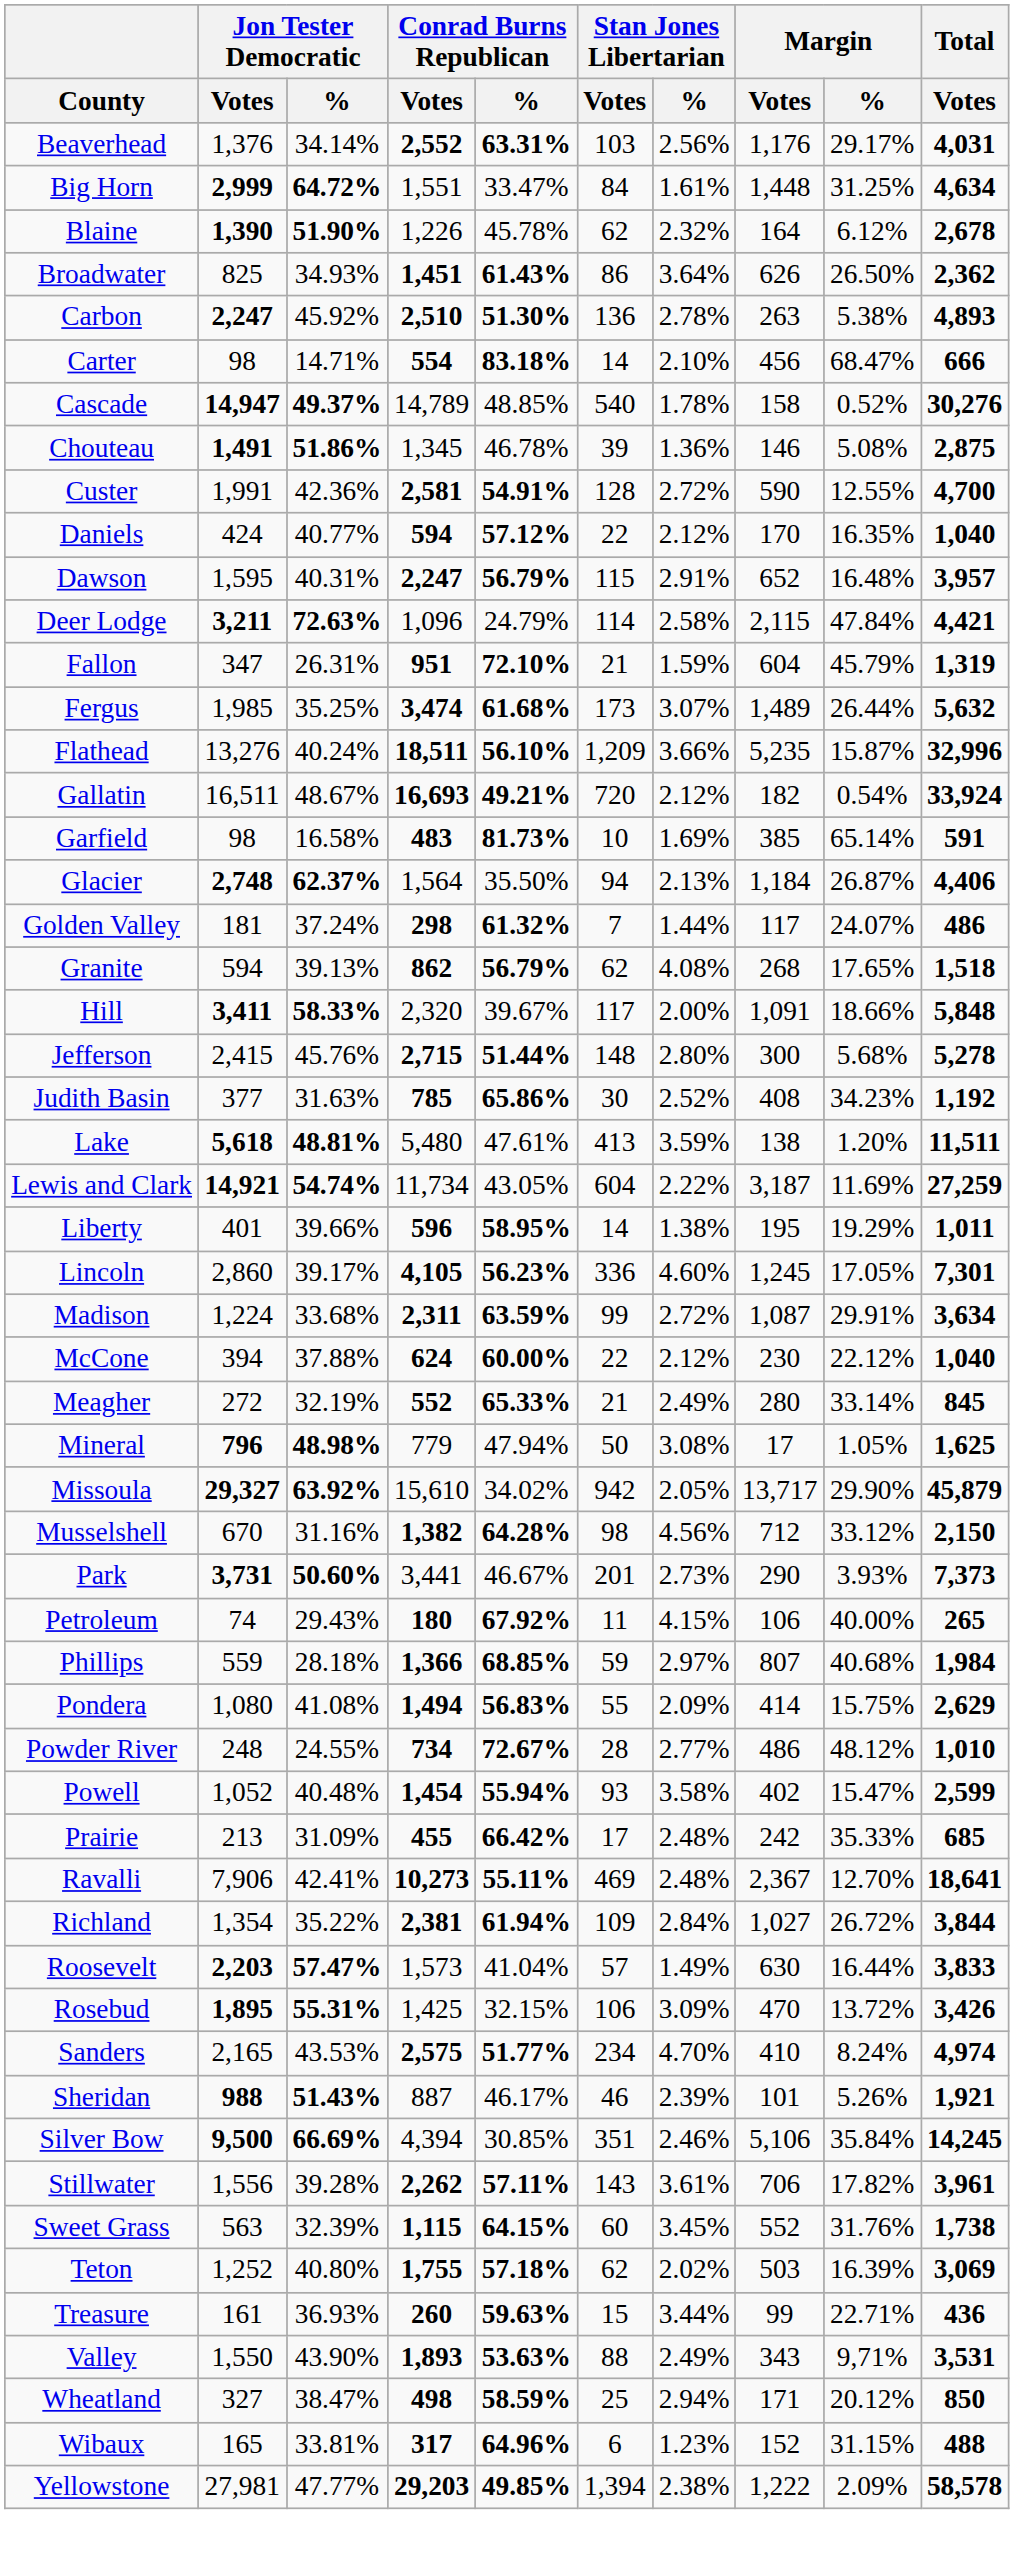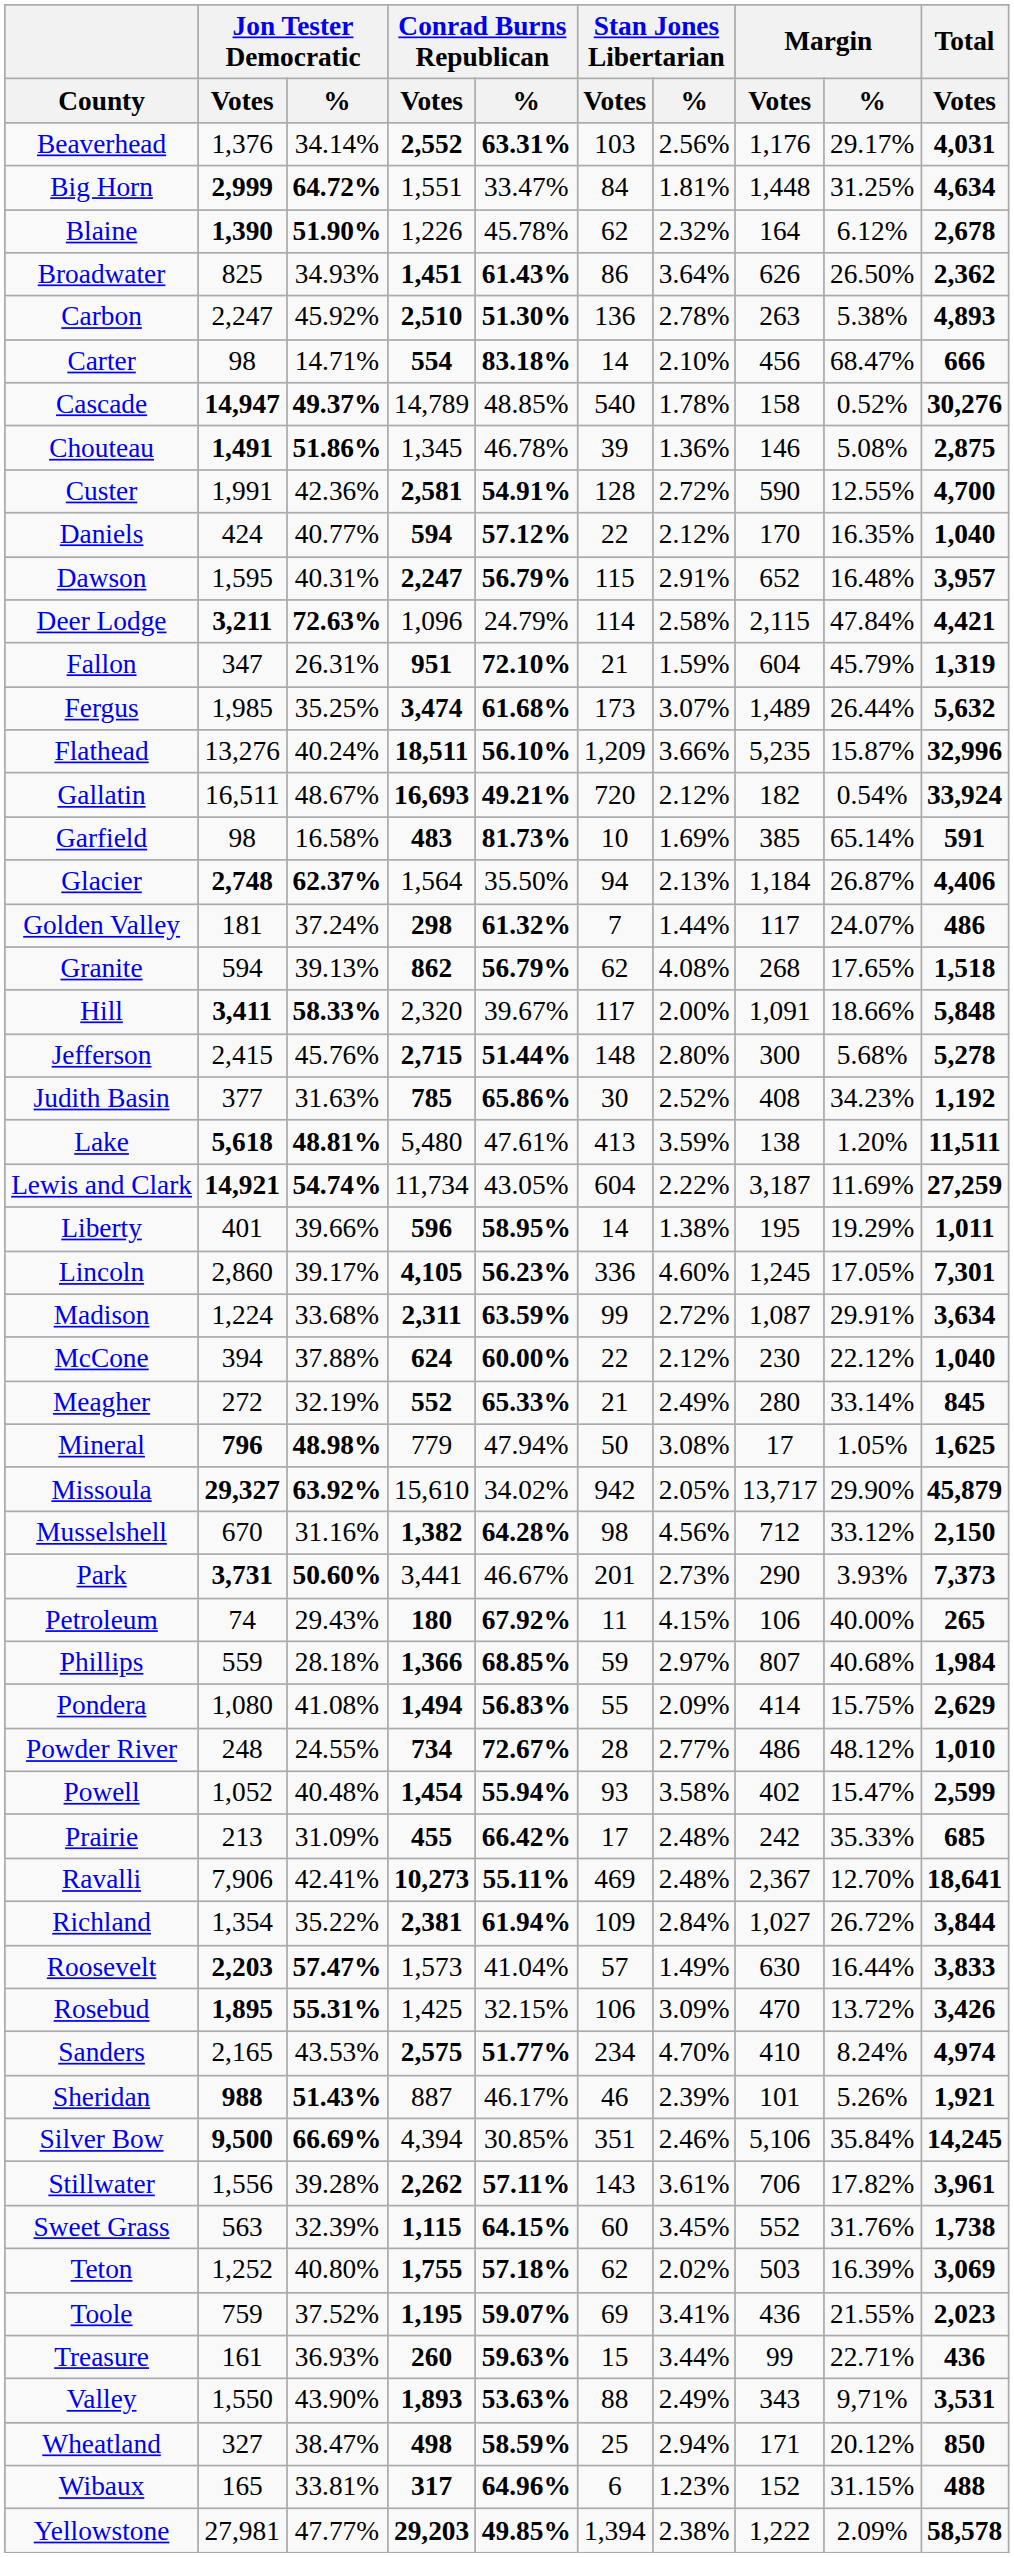(694, 187) 1.61% -> (694, 187) 1.81%
(242, 317) bold -> (242, 317) normal
+ row: (102, 2313)
